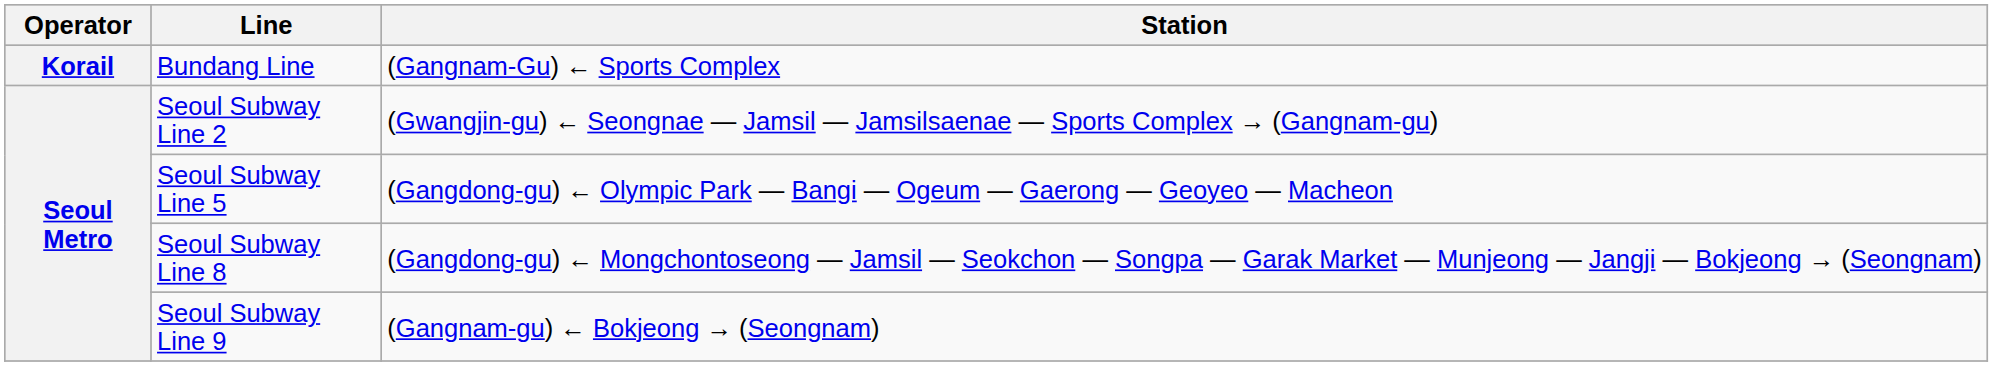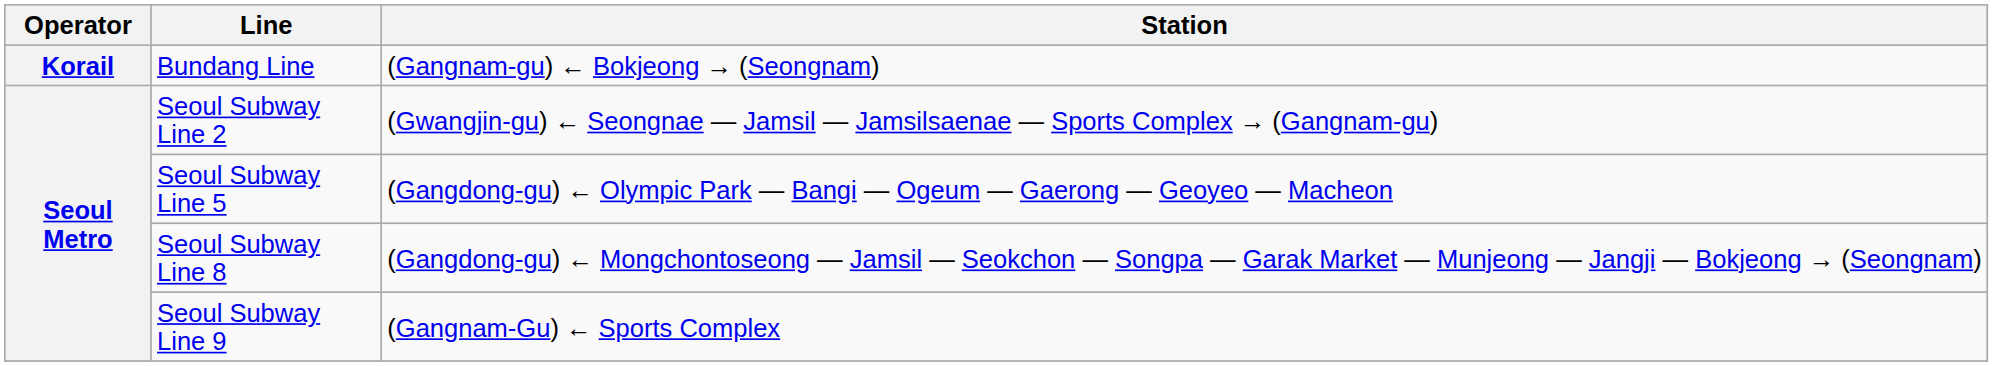(584, 66) (Gangnam-Gu) ← Sports Complex -> (633, 66) (Gangnam-gu) ← Bokjeong → (Seongnam)
(633, 327) (Gangnam-gu) ← Bokjeong → (Seongnam) -> (584, 327) (Gangnam-Gu) ← Sports Complex
